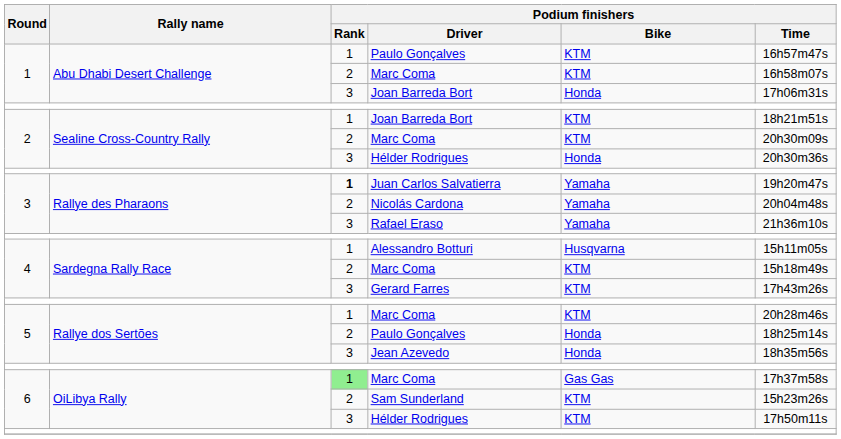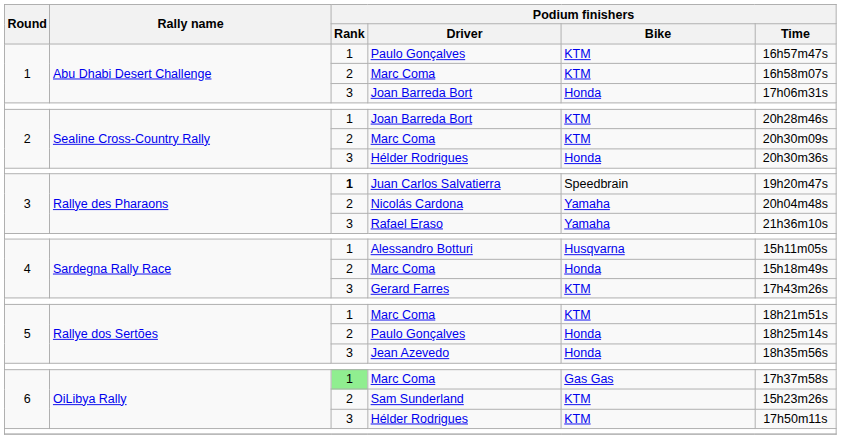(795, 118) 18h21m51s -> (795, 118) 20h28m46s
(587, 184) Yamaha -> (596, 184) Speedbrain
(577, 268) KTM -> (583, 268) Honda
(795, 314) 20h28m46s -> (795, 314) 18h21m51s
